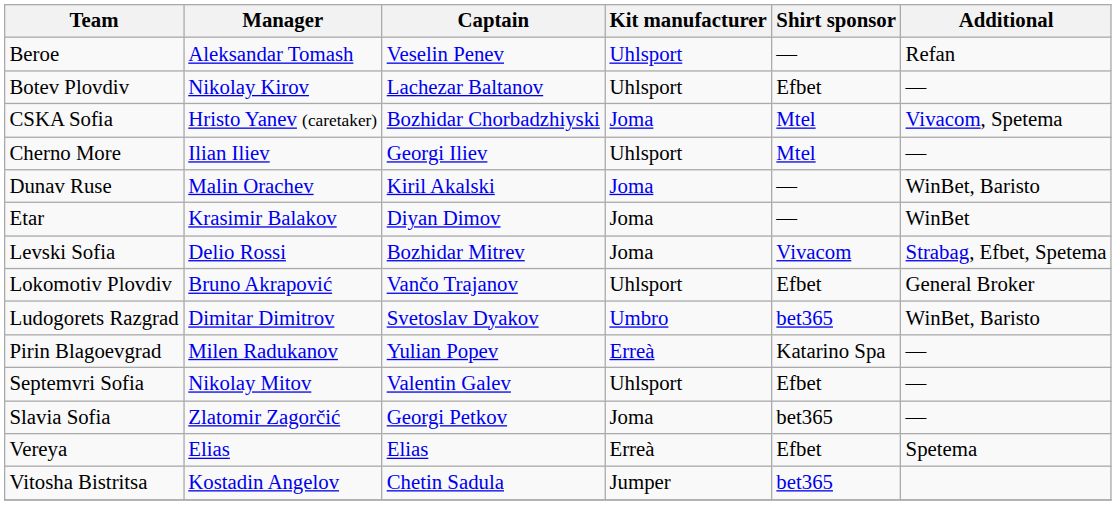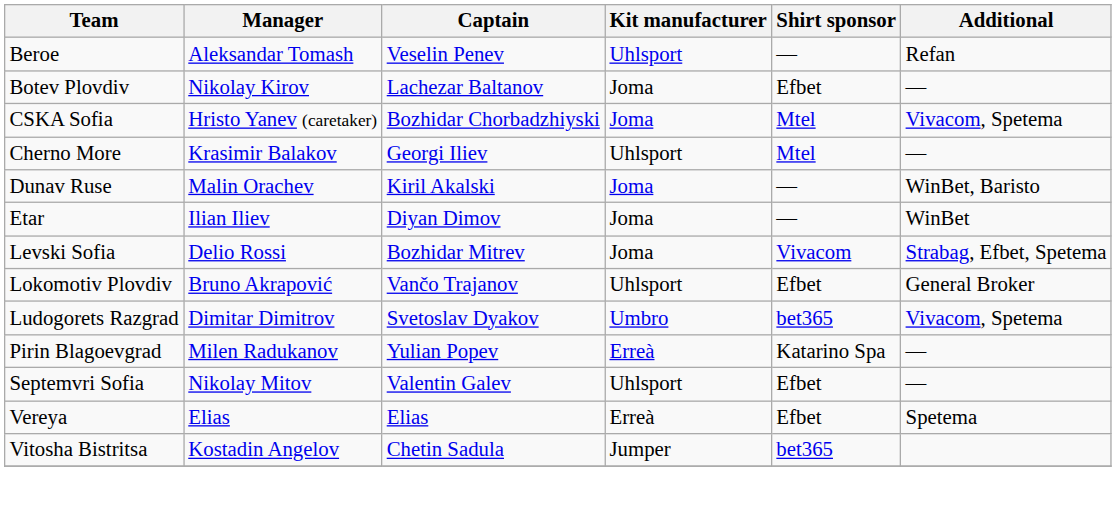(646, 86) Uhlsport -> (631, 86) Joma
(229, 152) Ilian Iliev -> (263, 152) Krasimir Balakov
(263, 218) Krasimir Balakov -> (229, 218) Ilian Iliev
(973, 317) WinBet, Baristo -> (984, 317) Vivacom, Spetema
- row: (60, 416)
